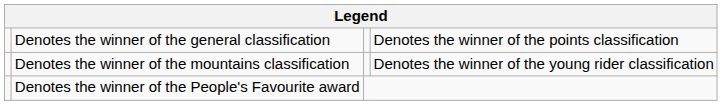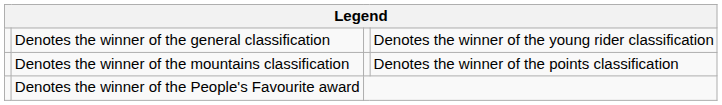(526, 40) Denotes the winner of the points classification -> (544, 40) Denotes the winner of the young rider classification
(544, 64) Denotes the winner of the young rider classification -> (526, 64) Denotes the winner of the points classification
